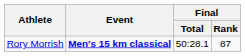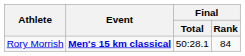(226, 44) 87 -> (226, 44) 84
